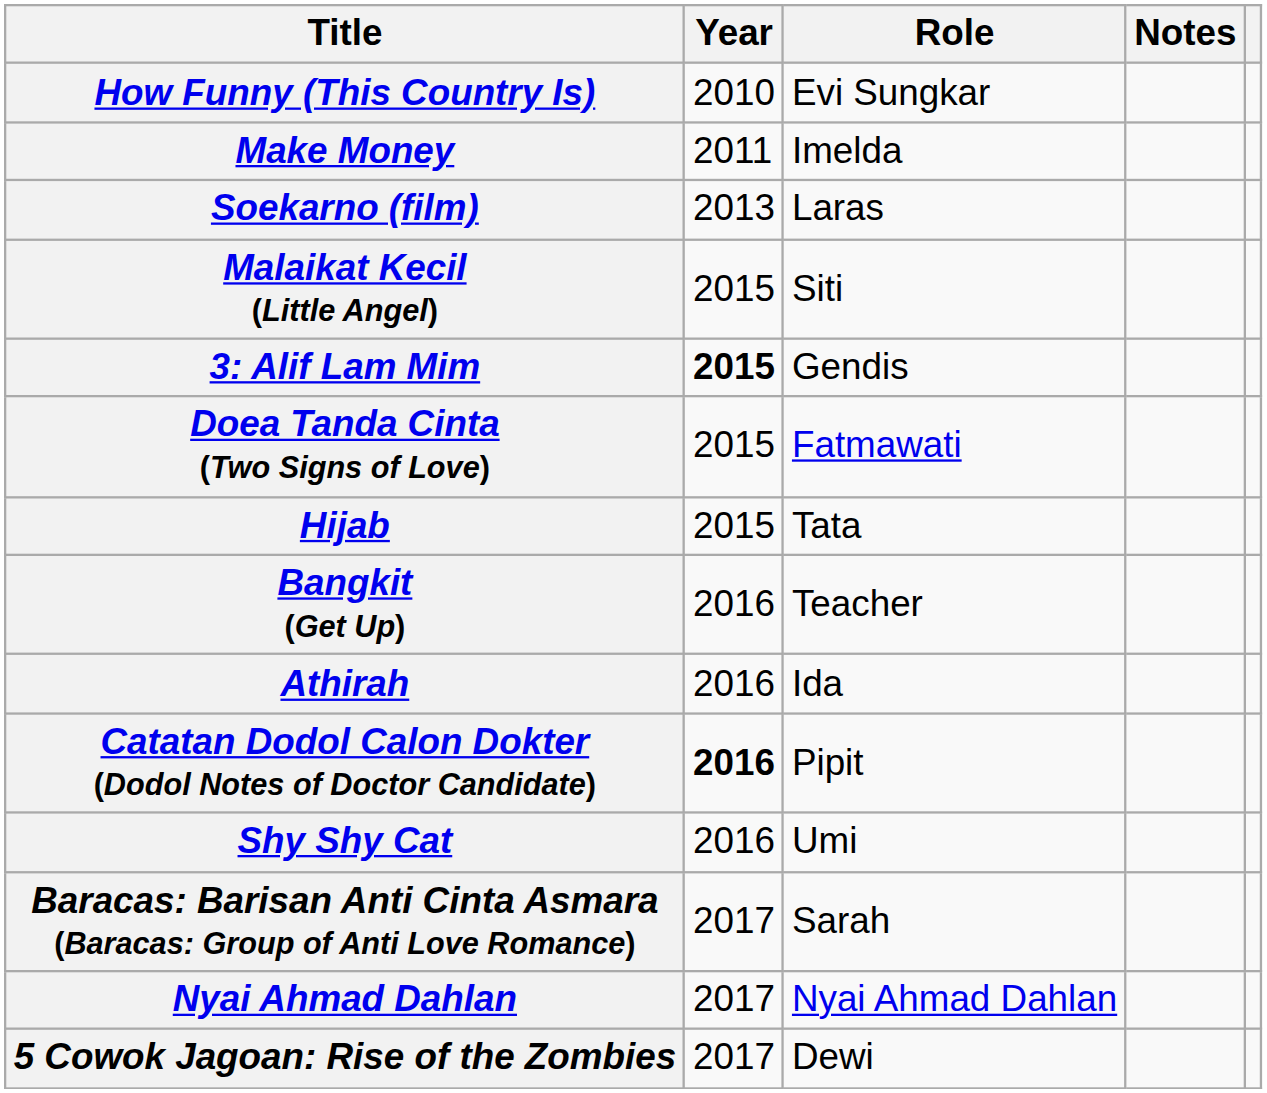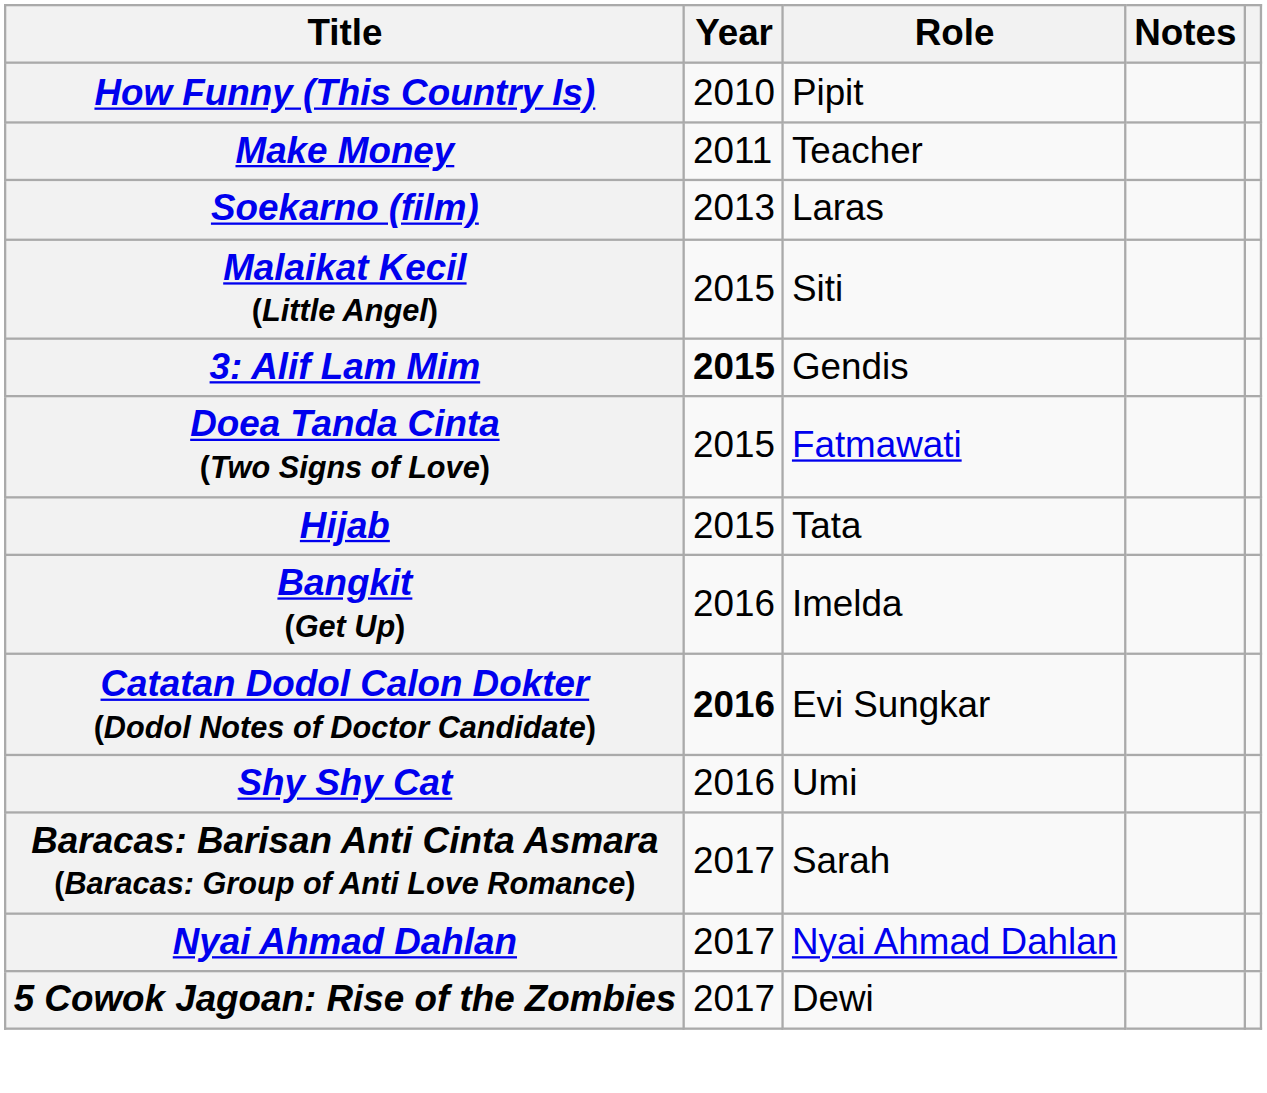(891, 92) Evi Sungkar -> (828, 92) Pipit
(847, 150) Imelda -> (857, 150) Teacher
(857, 604) Teacher -> (847, 604) Imelda
- row: (345, 683)
(828, 762) Pipit -> (891, 703) Evi Sungkar
